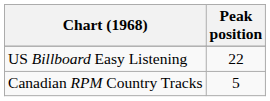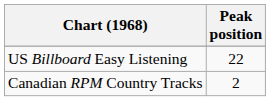(236, 83) 5 -> (236, 83) 2
